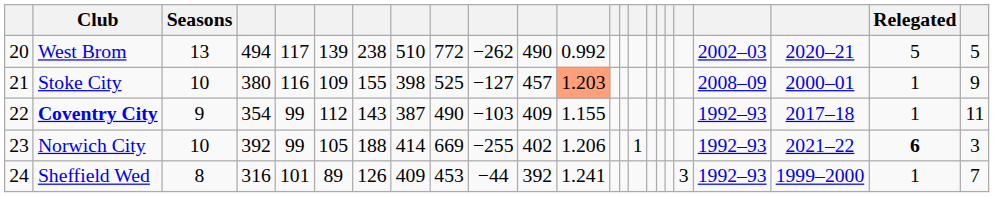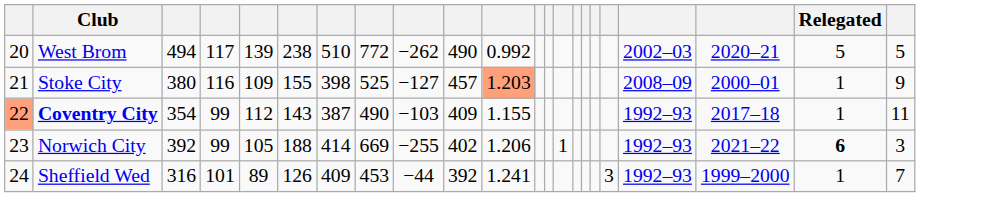- column: (199, 20)
(19, 113) no background -> (19, 113) lightsalmon background
